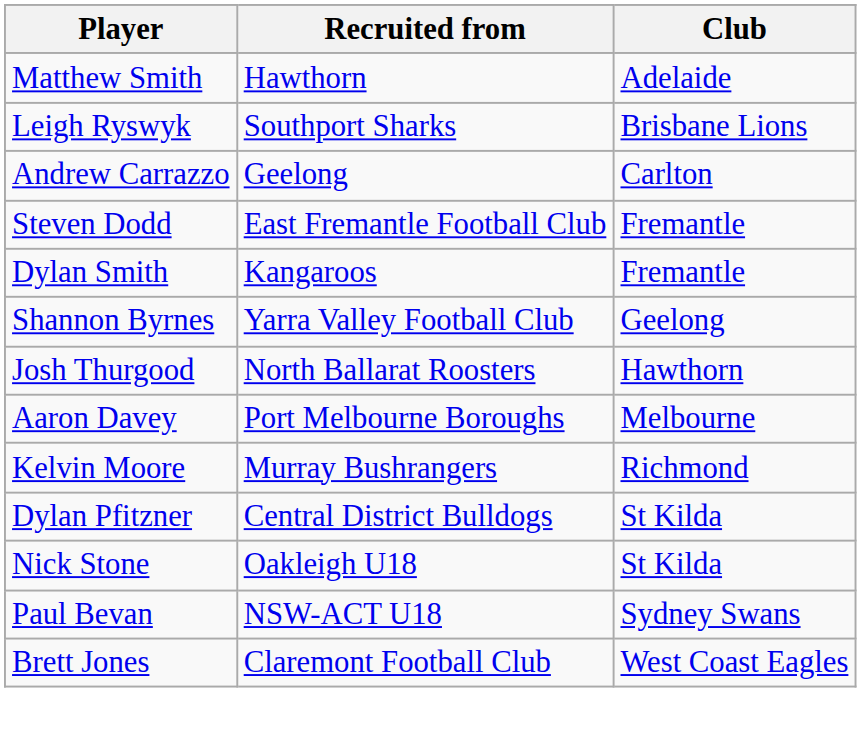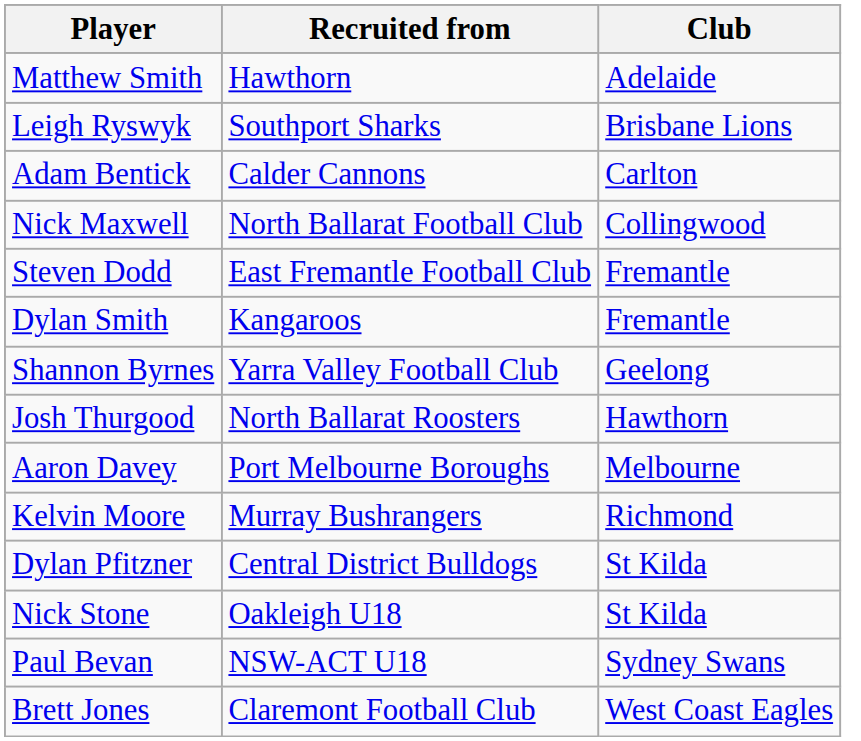+ row: (101, 175)
- row: (121, 175)
+ row: (100, 223)
